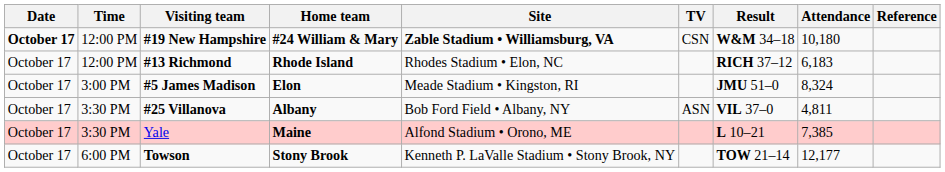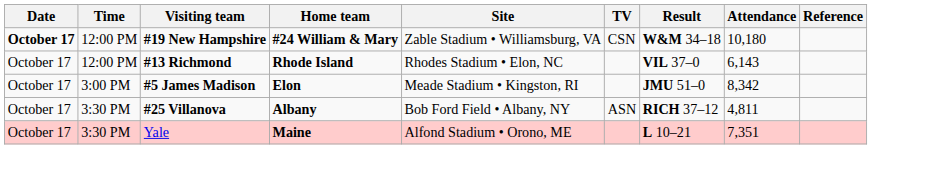(509, 39) bold -> (503, 39) normal
(754, 62) RICH 37–12 -> (671, 62) VIL 37–0
(817, 62) 6,183 -> (743, 62) 6,143
(817, 86) 8,324 -> (743, 86) 8,342
(745, 109) VIL 37–0 -> (681, 109) RICH 37–12
(817, 132) 7,385 -> (743, 132) 7,351
- row: (167, 156)
